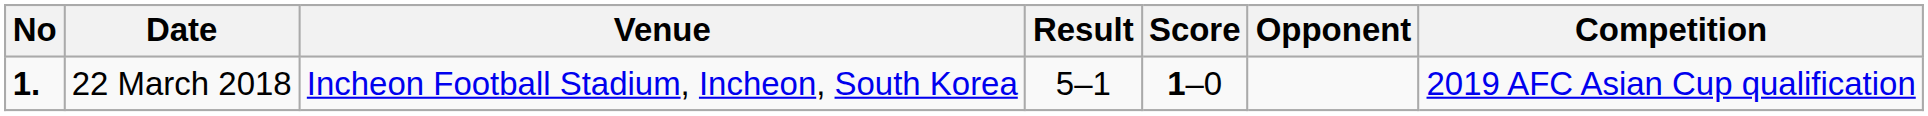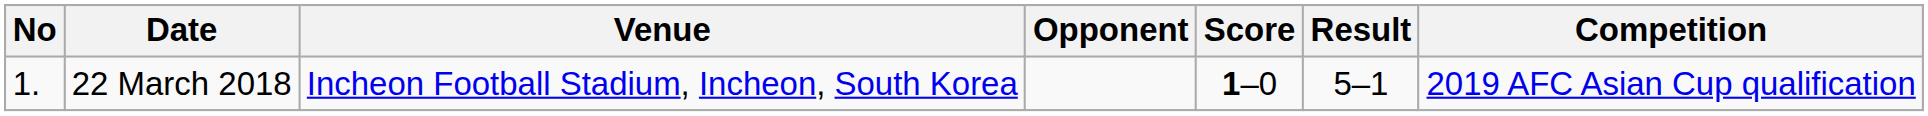columns swapped: (1334, 30) <-> (1083, 30)
(26, 82) bold -> (26, 82) normal
